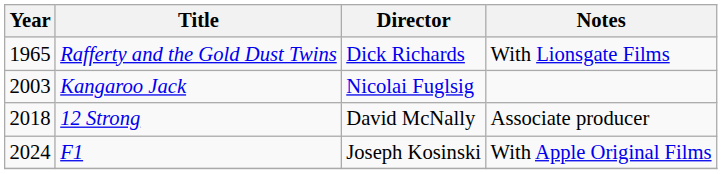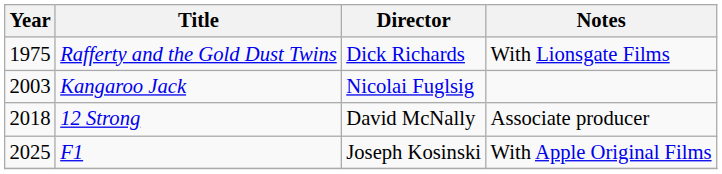(30, 53) 1965 -> (30, 53) 1975
(30, 151) 2024 -> (30, 151) 2025
